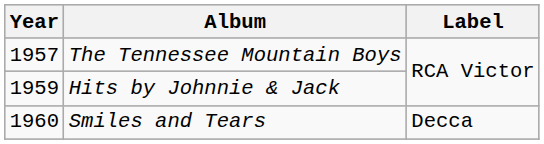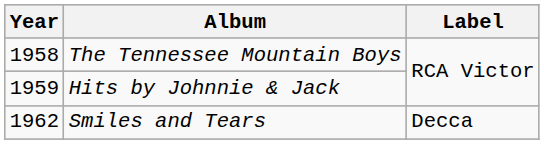(34, 55) 1957 -> (34, 55) 1958
(34, 122) 1960 -> (34, 122) 1962
